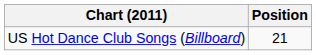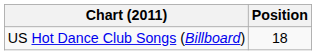(280, 38) 21 -> (280, 38) 18
